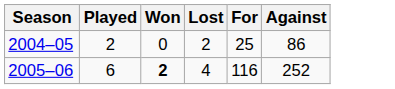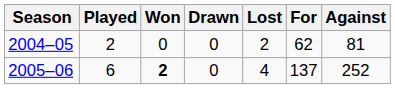+ column: (214, 17)
(245, 44) 25 -> (304, 44) 62
(296, 44) 86 -> (356, 44) 81
(245, 70) 116 -> (304, 70) 137
